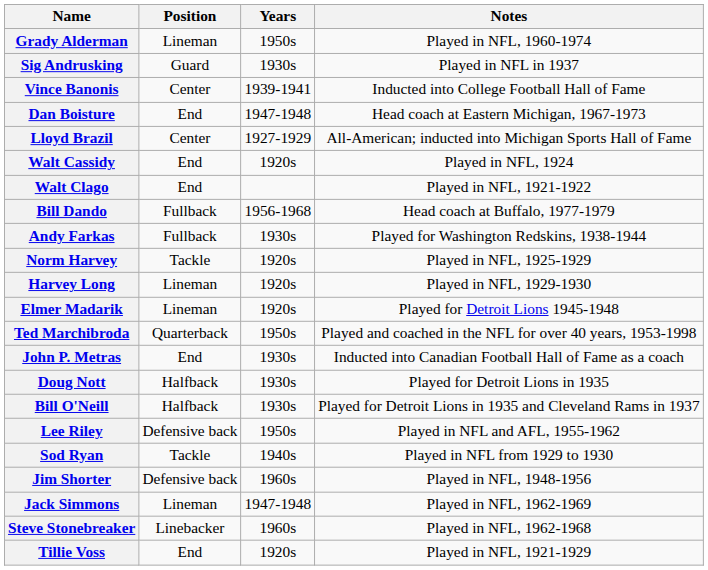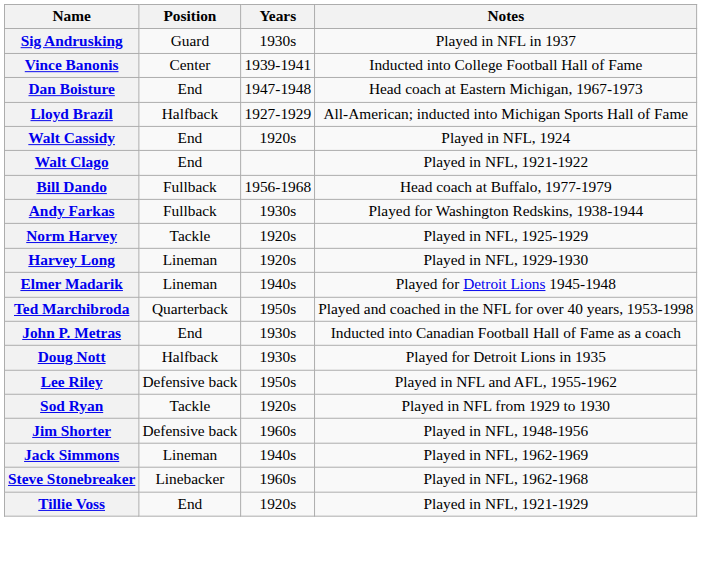- row: (72, 41)
(190, 138) Center -> (190, 114) Halfback
(278, 308) 1920s -> (278, 284) 1940s
- row: (72, 406)
(278, 455) 1940s -> (278, 406) 1920s
(278, 503) 1947-1948 -> (278, 455) 1940s
